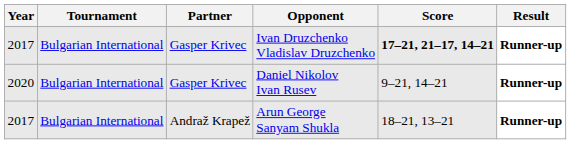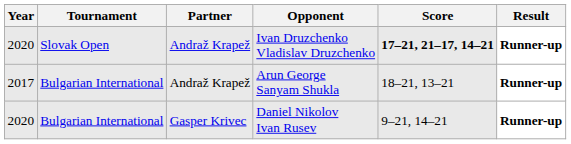(21, 45) 2017 -> (21, 45) 2020
(102, 45) Bulgarian International -> (75, 45) Slovak Open
(208, 45) Gasper Krivec -> (210, 45) Andraž Krapež
rows swapped: (298, 120) <-> (297, 82)
